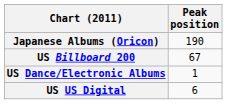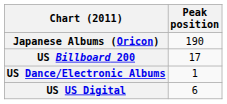(195, 57) 67 -> (195, 57) 17
